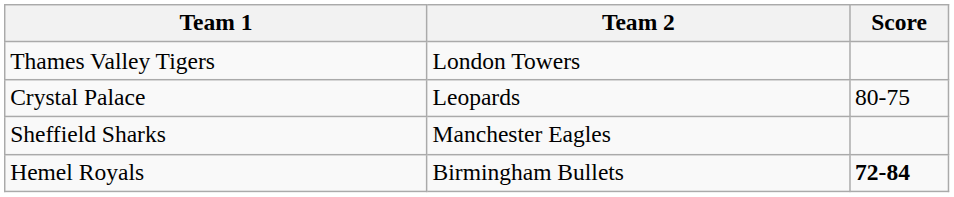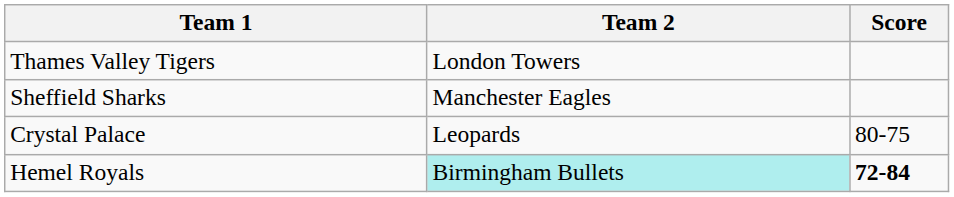rows swapped: (78, 97) <-> (88, 135)
(528, 172) no background -> (528, 172) paleturquoise background
